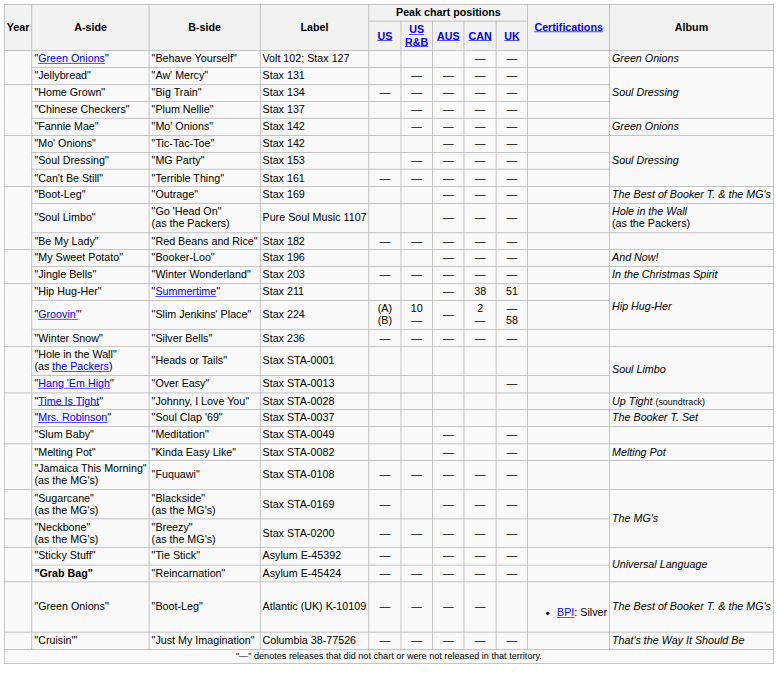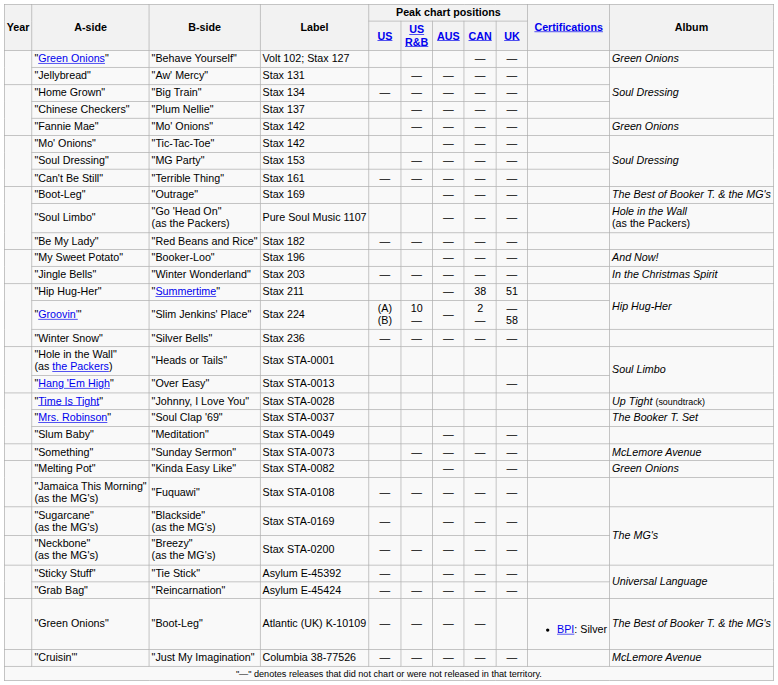+ row: (194, 452)
(639, 452) Melting Pot -> (645, 469) Green Onions
(64, 573) bold -> (61, 590) normal
(678, 640) That's the Way It Should Be -> (657, 657) McLemore Avenue
